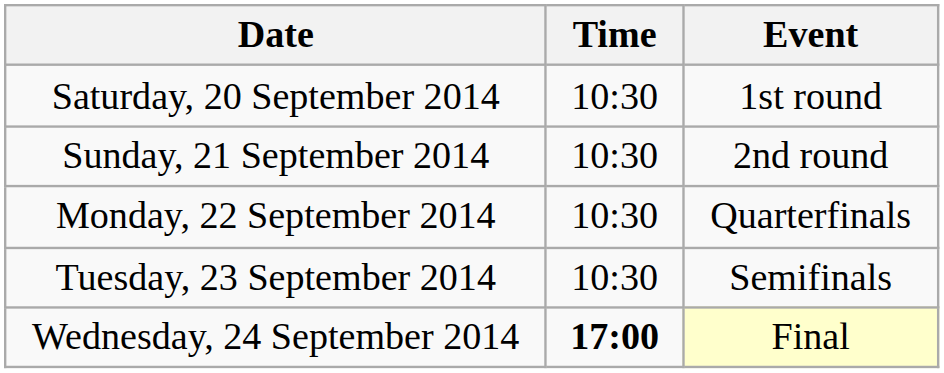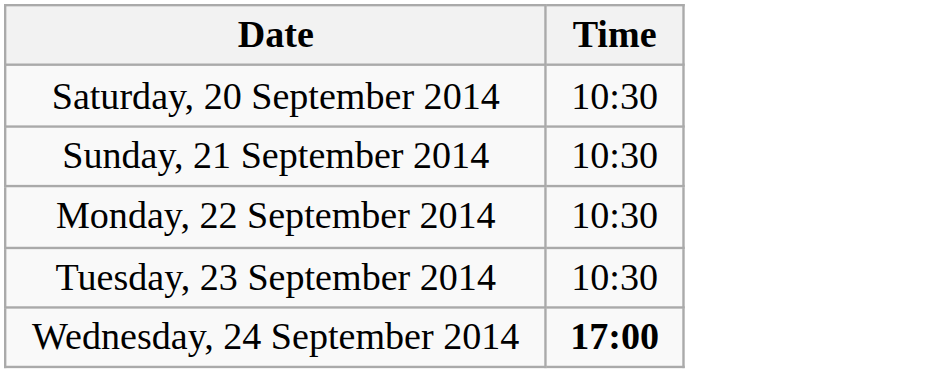- column: (811, 34)
